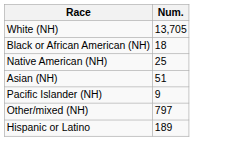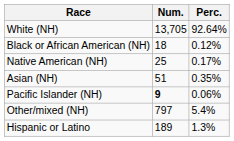+ column: (209, 12)
(158, 95) normal -> (158, 95) bold
